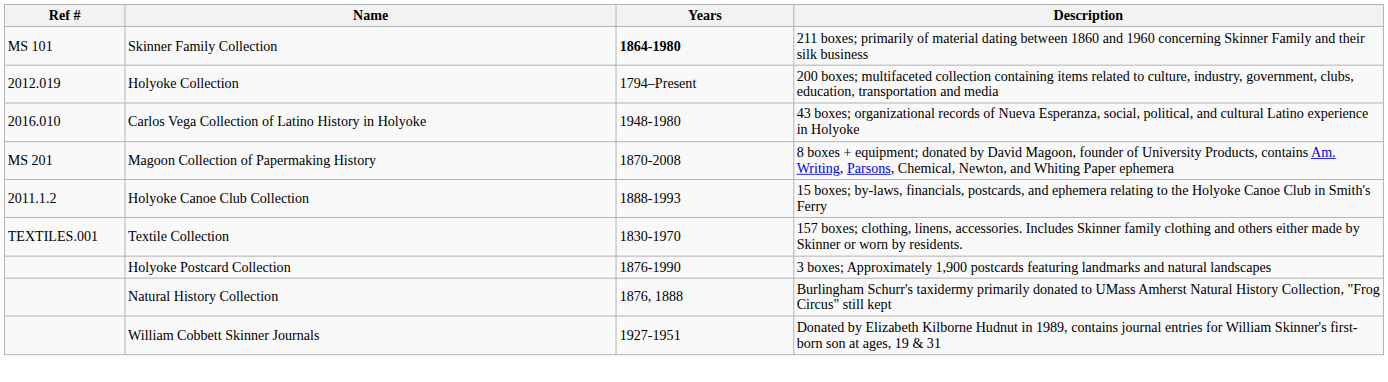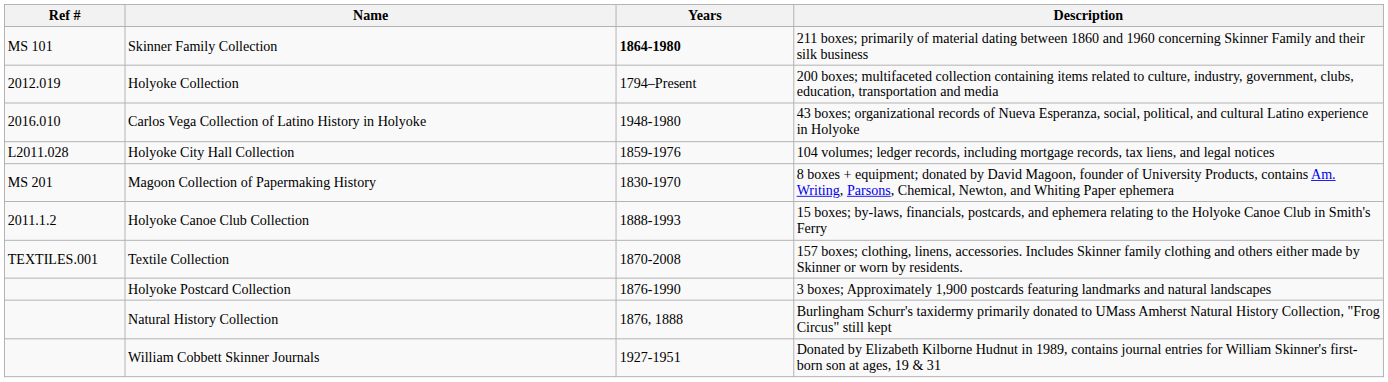+ row: (211, 152)
(650, 160) 1870-2008 -> (650, 182) 1830-1970
(650, 236) 1830-1970 -> (650, 259) 1870-2008
